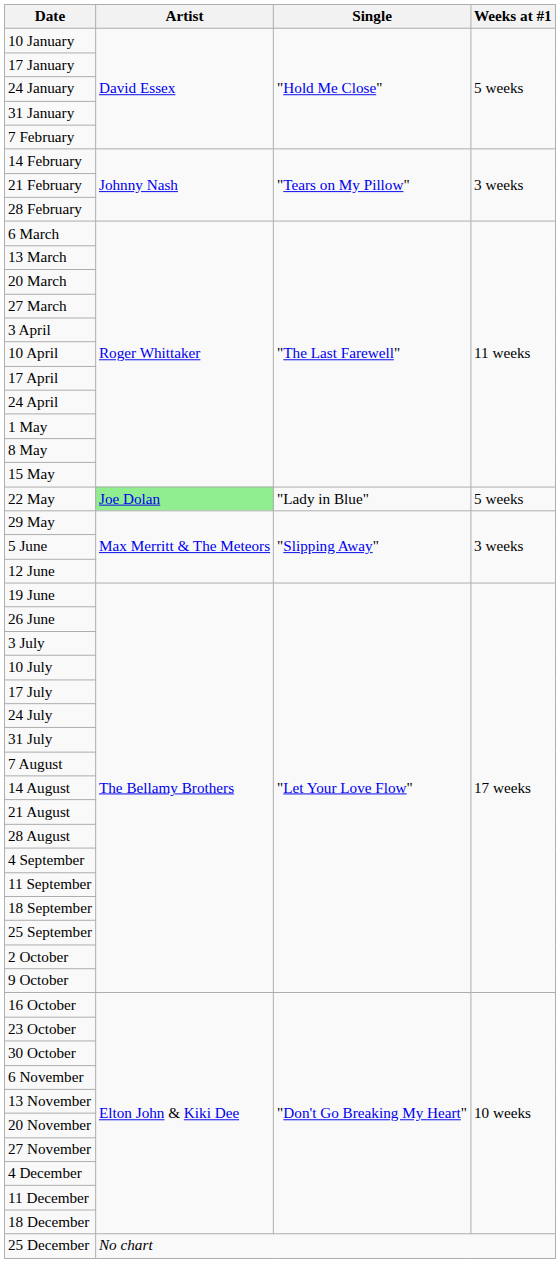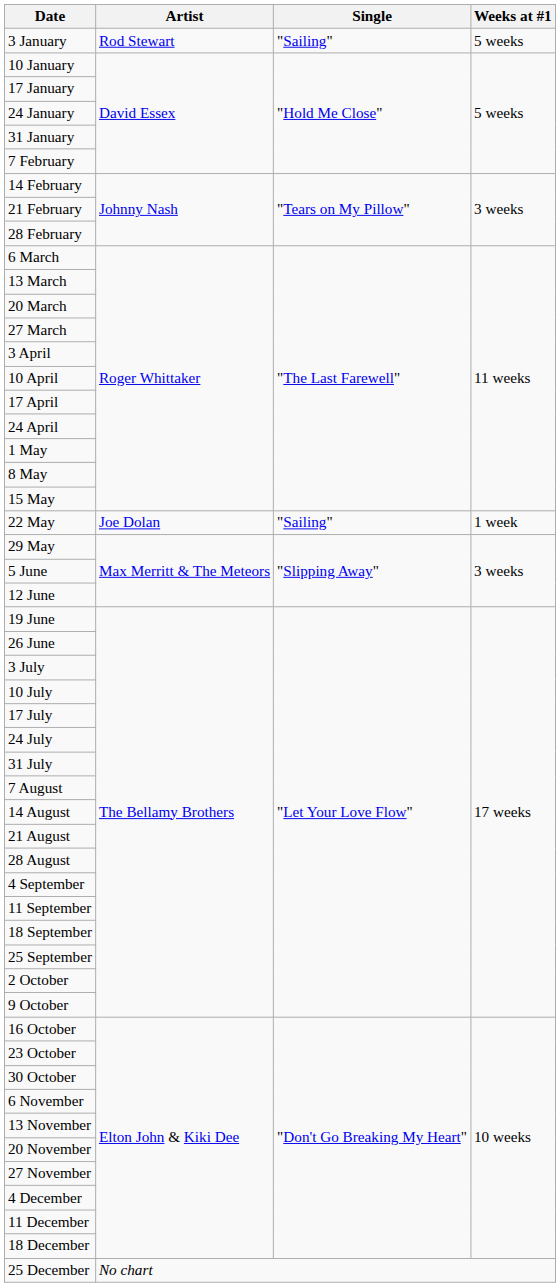+ row: (37, 40)
(130, 498) lightgreen background -> (130, 522) no background
(323, 498) "Lady in Blue" -> (305, 522) "Sailing"
(499, 498) 5 weeks -> (496, 522) 1 week
